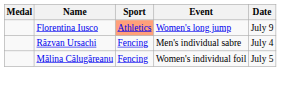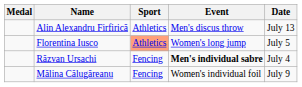+ row: (82, 27)
(262, 27) July 9 -> (278, 43) July 5
(199, 43) normal -> (217, 59) bold
(262, 59) July 5 -> (278, 74) July 9
